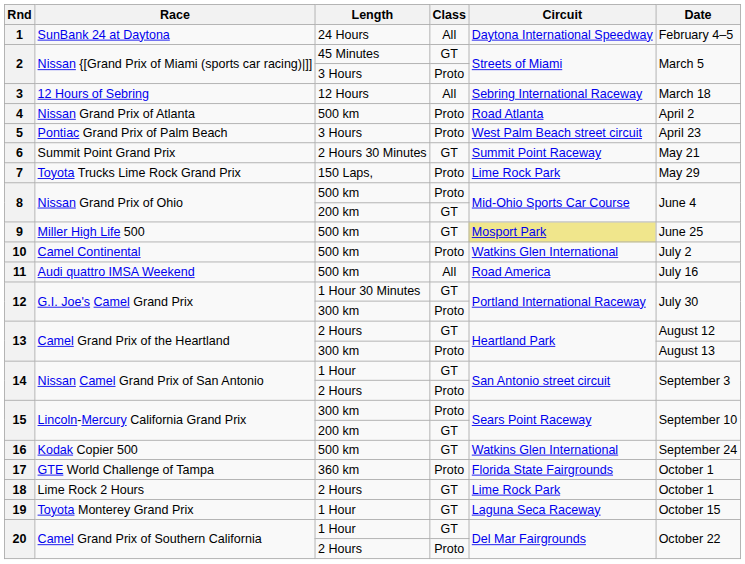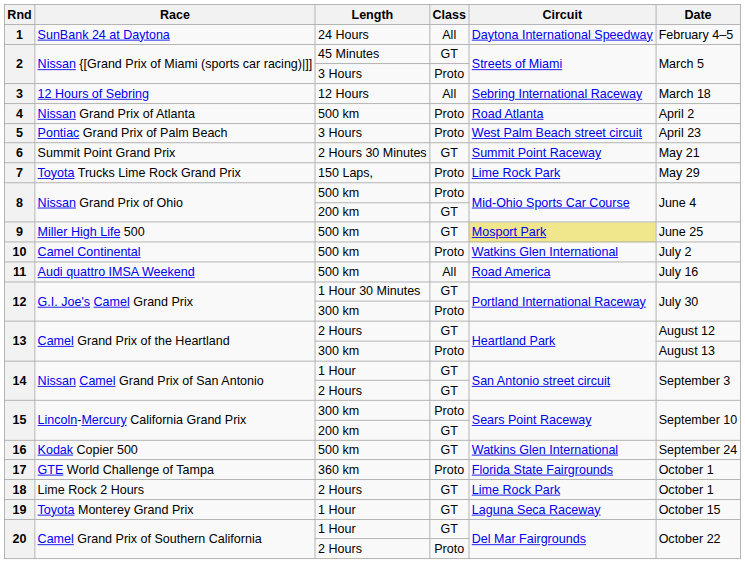(449, 391) Proto -> (449, 391) GT
